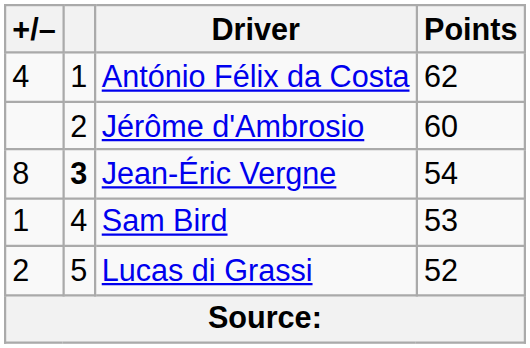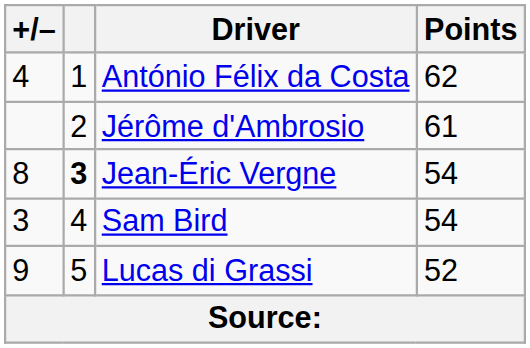(441, 125) 60 -> (441, 125) 61
(21, 222) 1 -> (21, 222) 3
(441, 222) 53 -> (441, 222) 54
(21, 270) 2 -> (21, 270) 9
